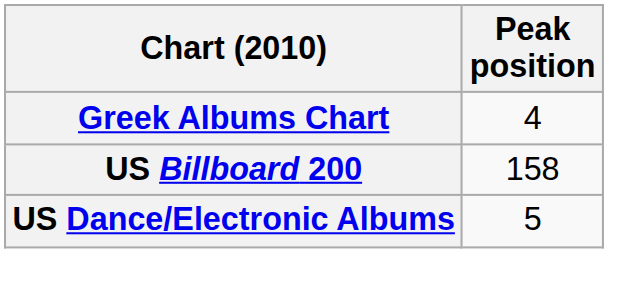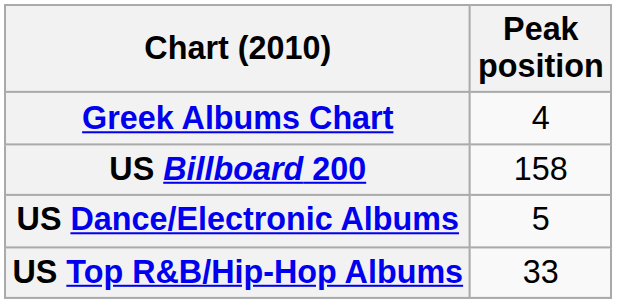+ row: (238, 271)
